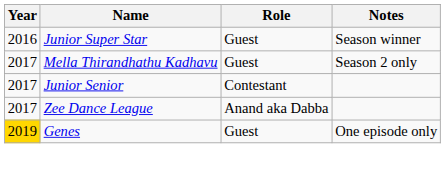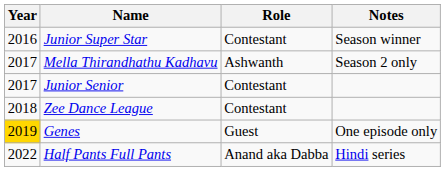(241, 39) Guest -> (255, 39) Contestant
(241, 62) Guest -> (254, 62) Ashwanth
(22, 108) 2017 -> (22, 108) 2018
(276, 108) Anand aka Dabba -> (255, 108) Contestant
+ row: (107, 154)
